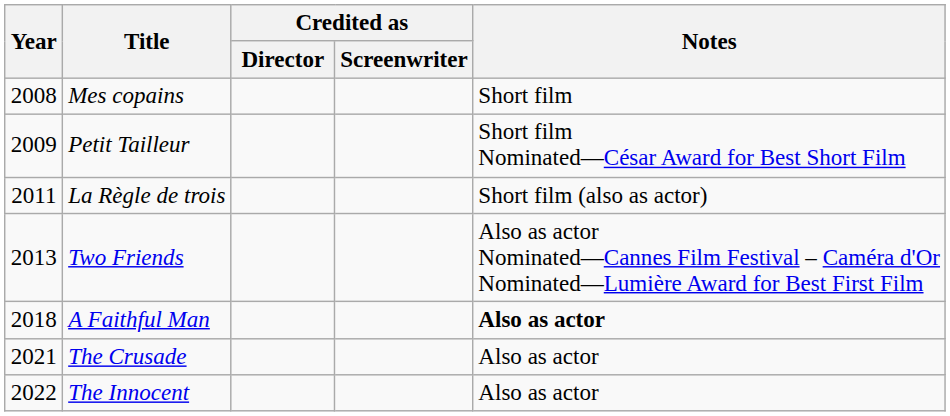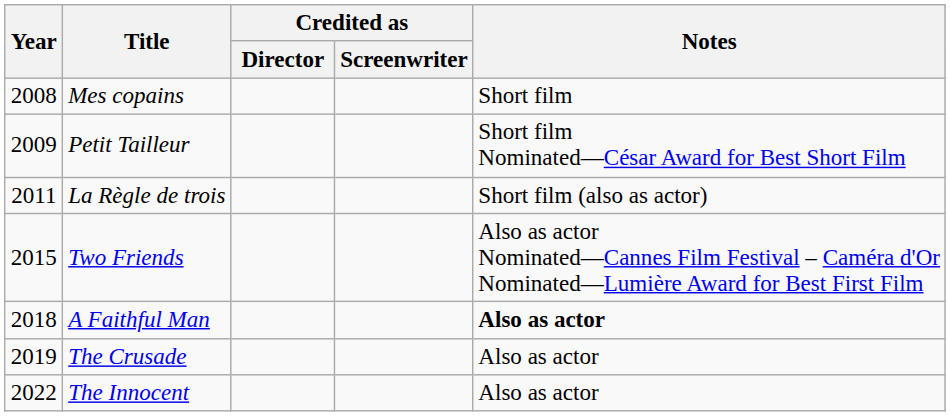(34, 257) 2013 -> (34, 257) 2015
(34, 356) 2021 -> (34, 356) 2019
